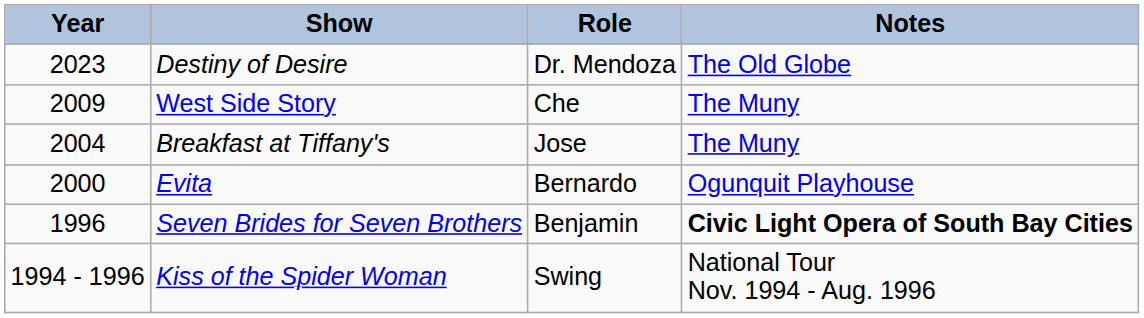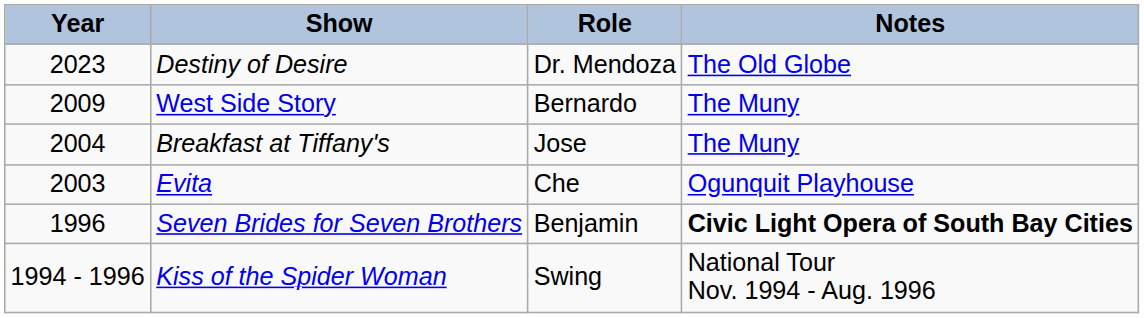(557, 104) Che -> (585, 104) Bernardo
(78, 183) 2000 -> (78, 183) 2003
(585, 183) Bernardo -> (557, 183) Che
